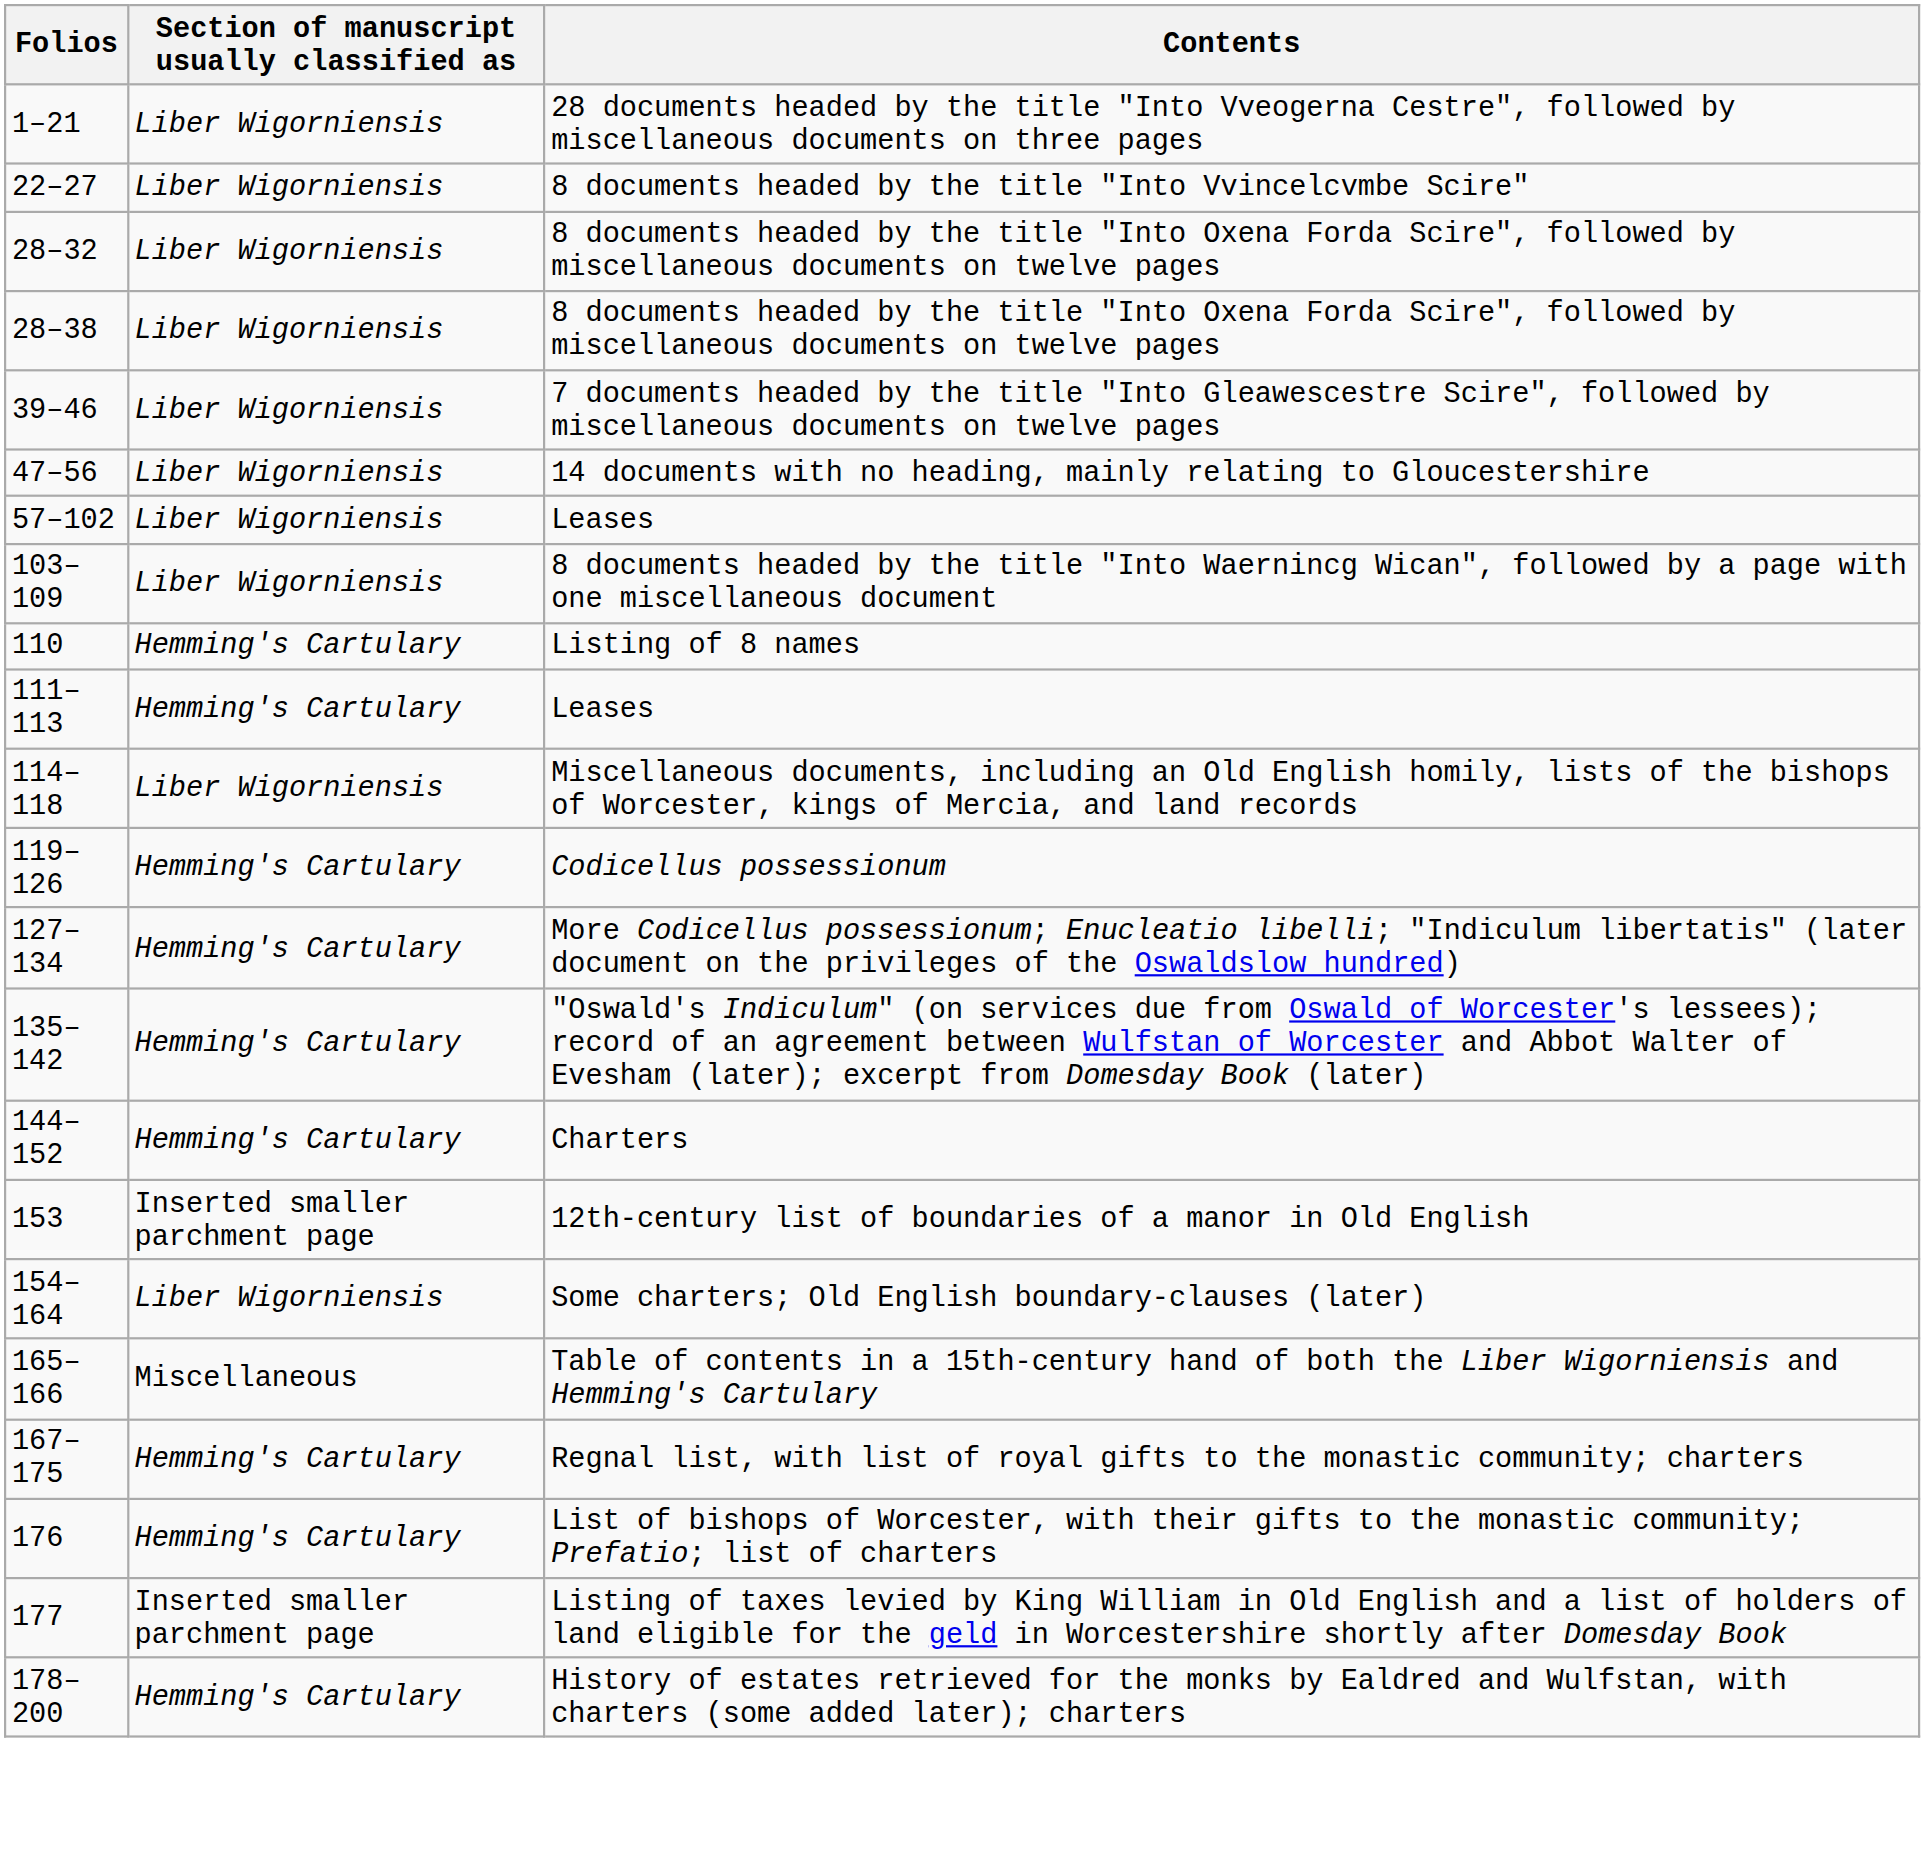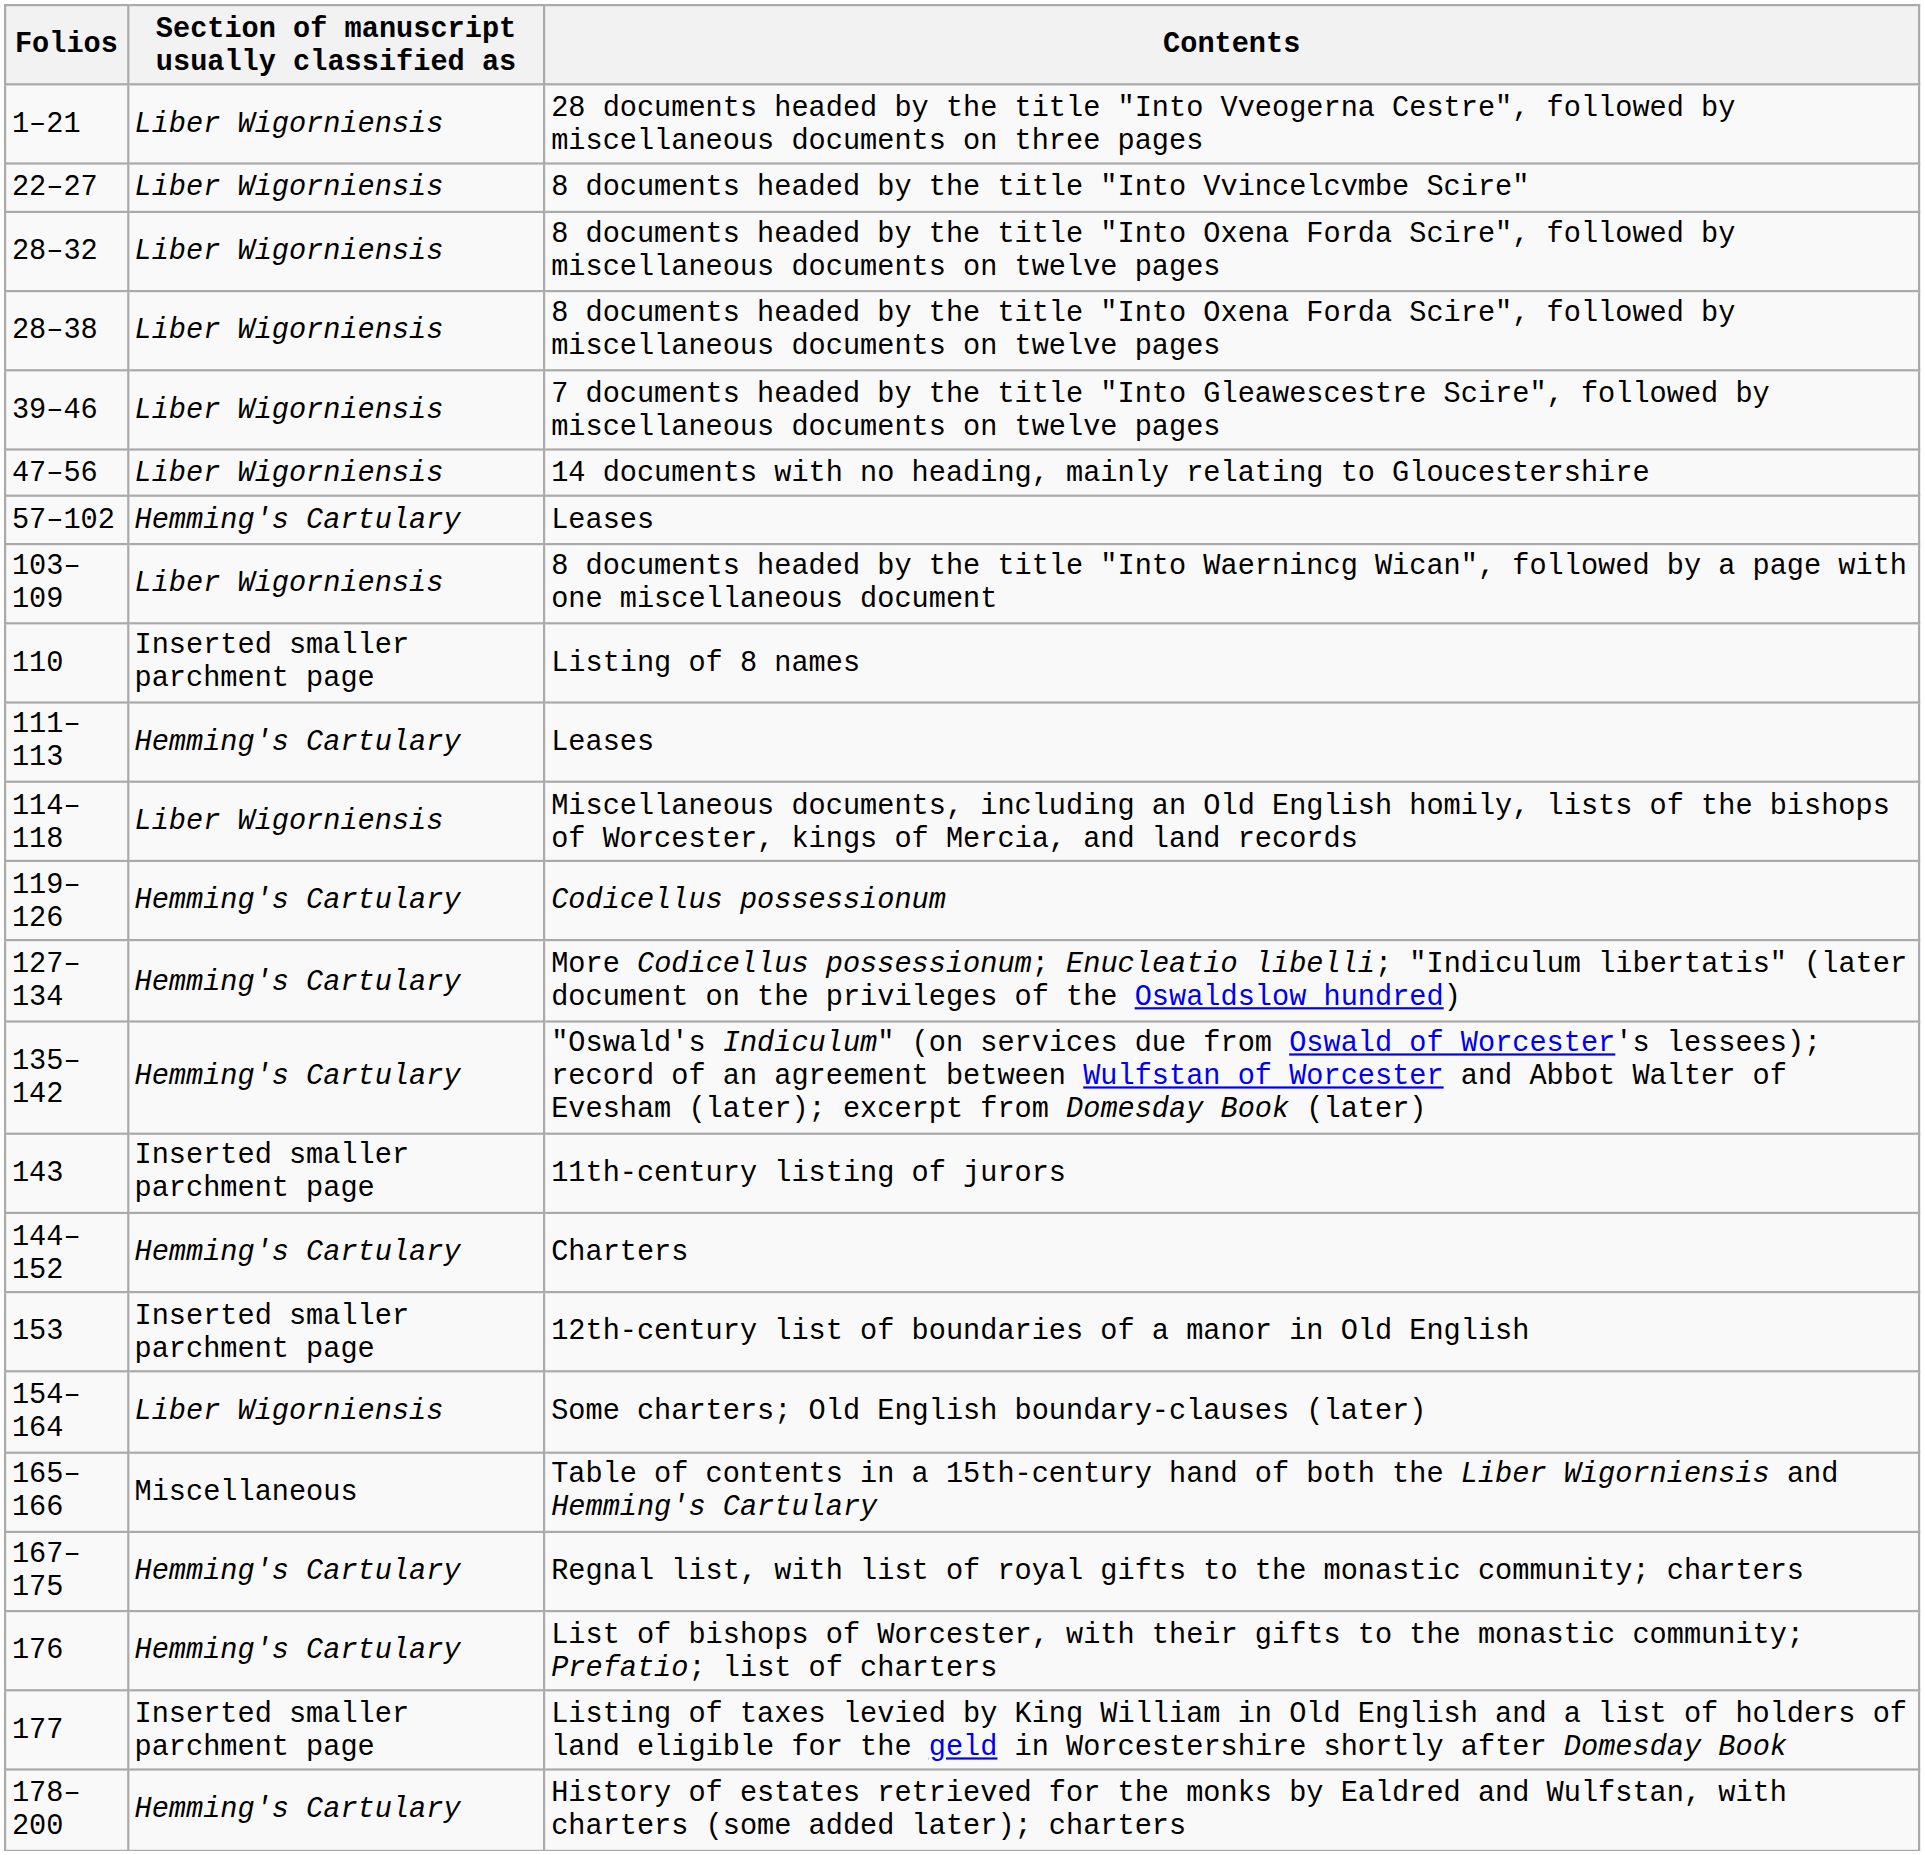(289, 520) Liber Wigorniensis -> (298, 520) Hemming's Cartulary
(298, 646) Hemming's Cartulary -> (272, 662) Inserted smaller parchment page
+ row: (38, 1173)
